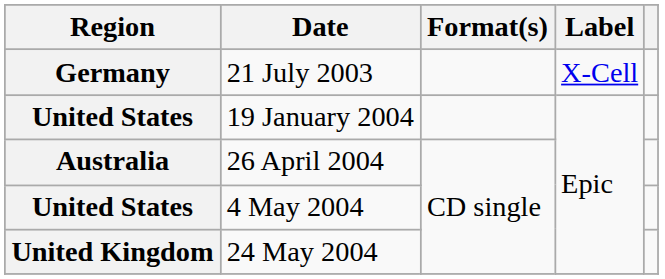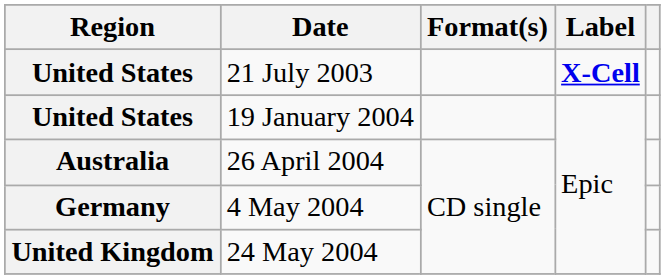(113, 71) Germany -> (113, 71) United States
(600, 71) normal -> (600, 71) bold
(113, 206) United States -> (113, 206) Germany
